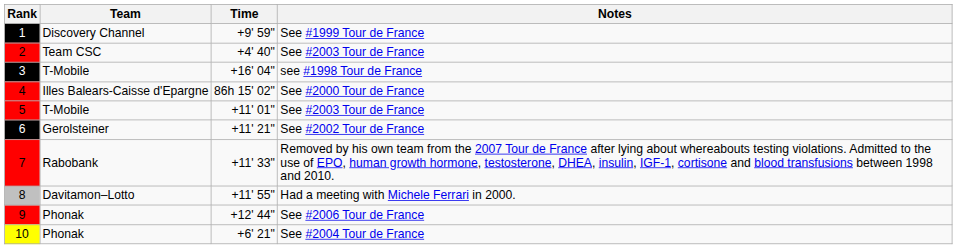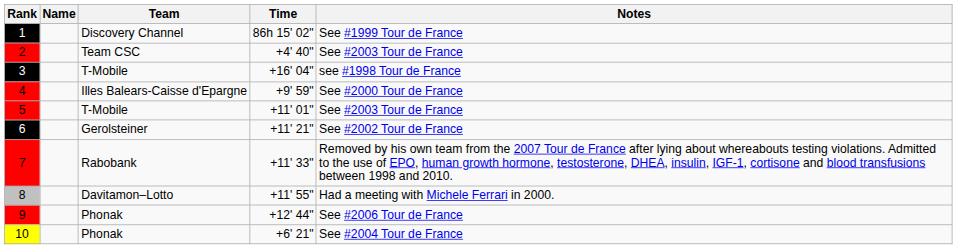+ column: (59, 14)
(256, 33) +9' 59" -> (283, 33) 86h 15' 02"
(244, 91) 86h 15' 02" -> (295, 91) +9' 59"
